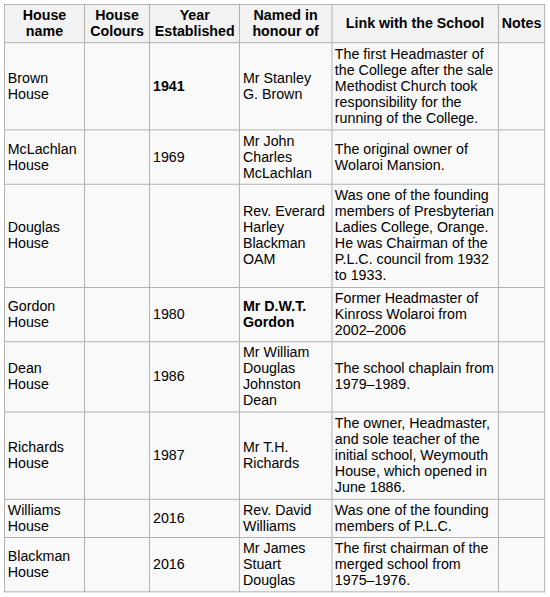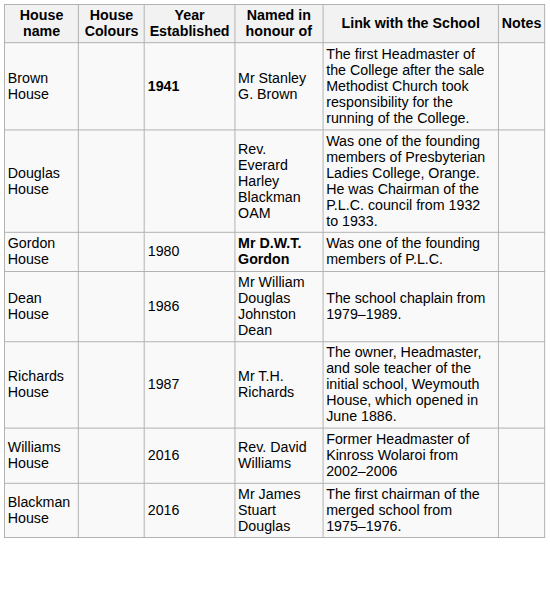- row: (42, 157)
(406, 314) Former Headmaster of Kinross Wolaroi from 2002–2006 -> (403, 251) Was one of the founding members of P.L.C.
(412, 518) Was one of the founding members of P.L.C. -> (398, 455) Former Headmaster of Kinross Wolaroi from 2002–2006
